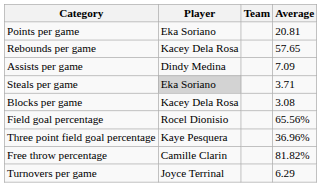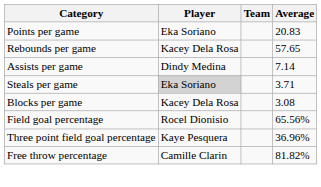(288, 31) 20.81 -> (288, 31) 20.83
(285, 66) 7.09 -> (285, 66) 7.14
- row: (52, 173)
